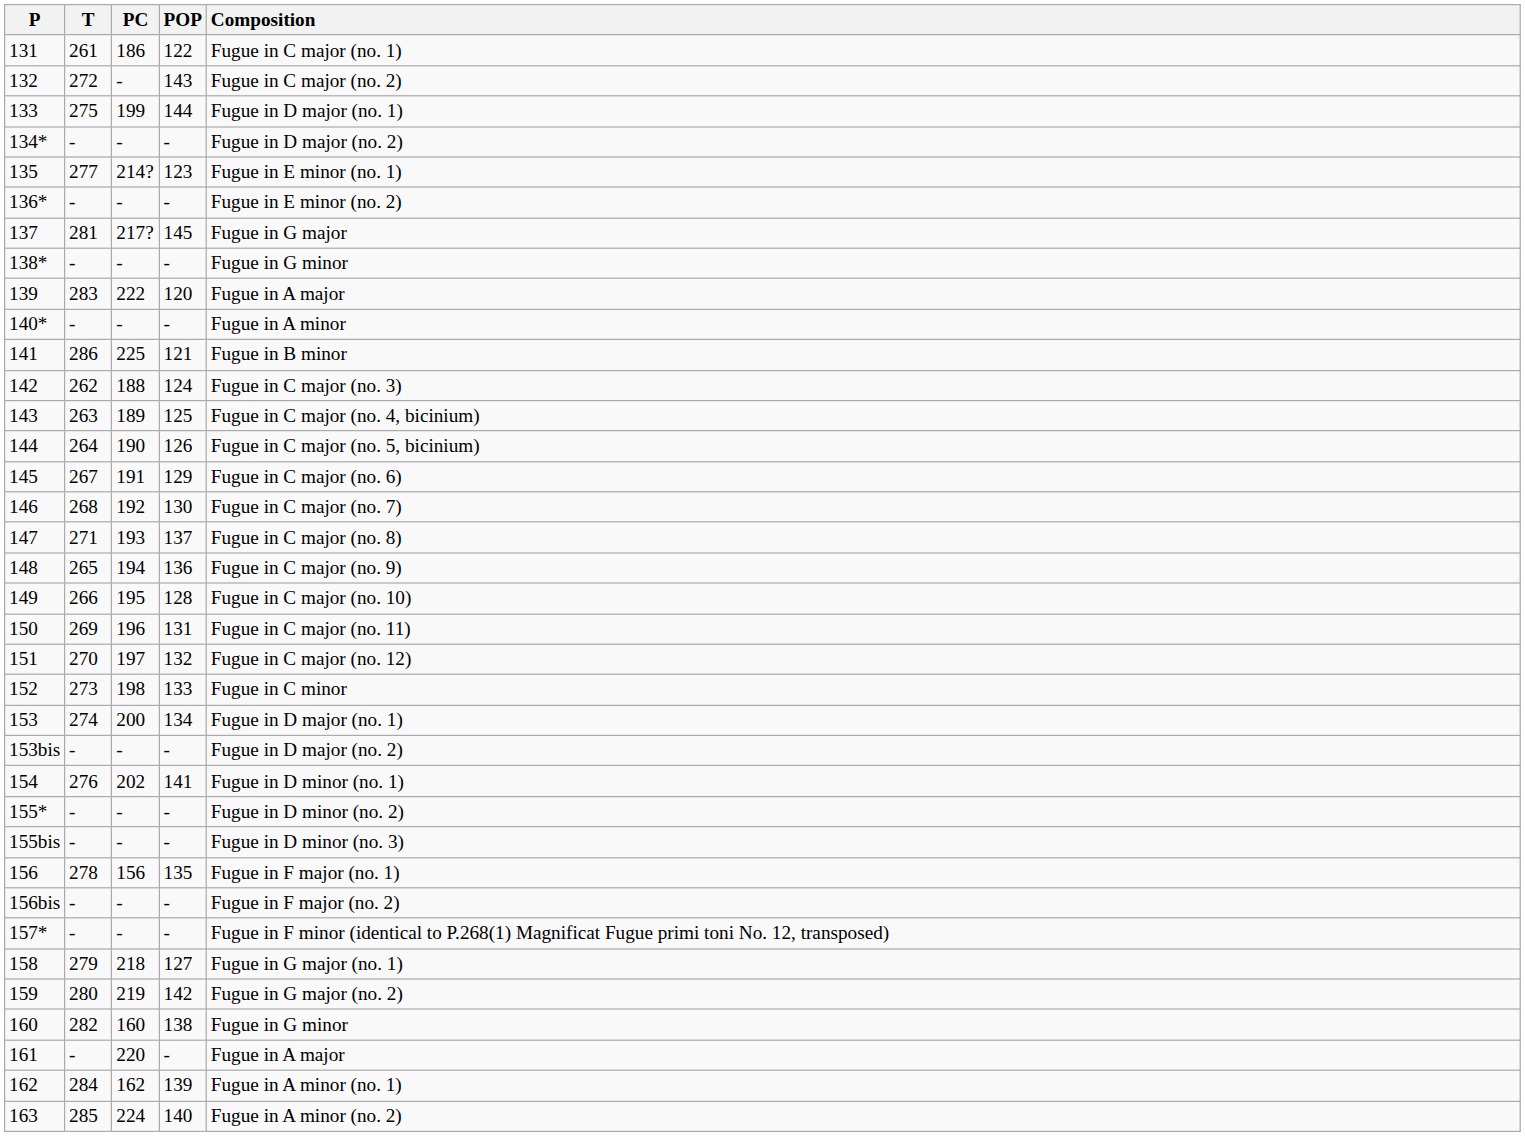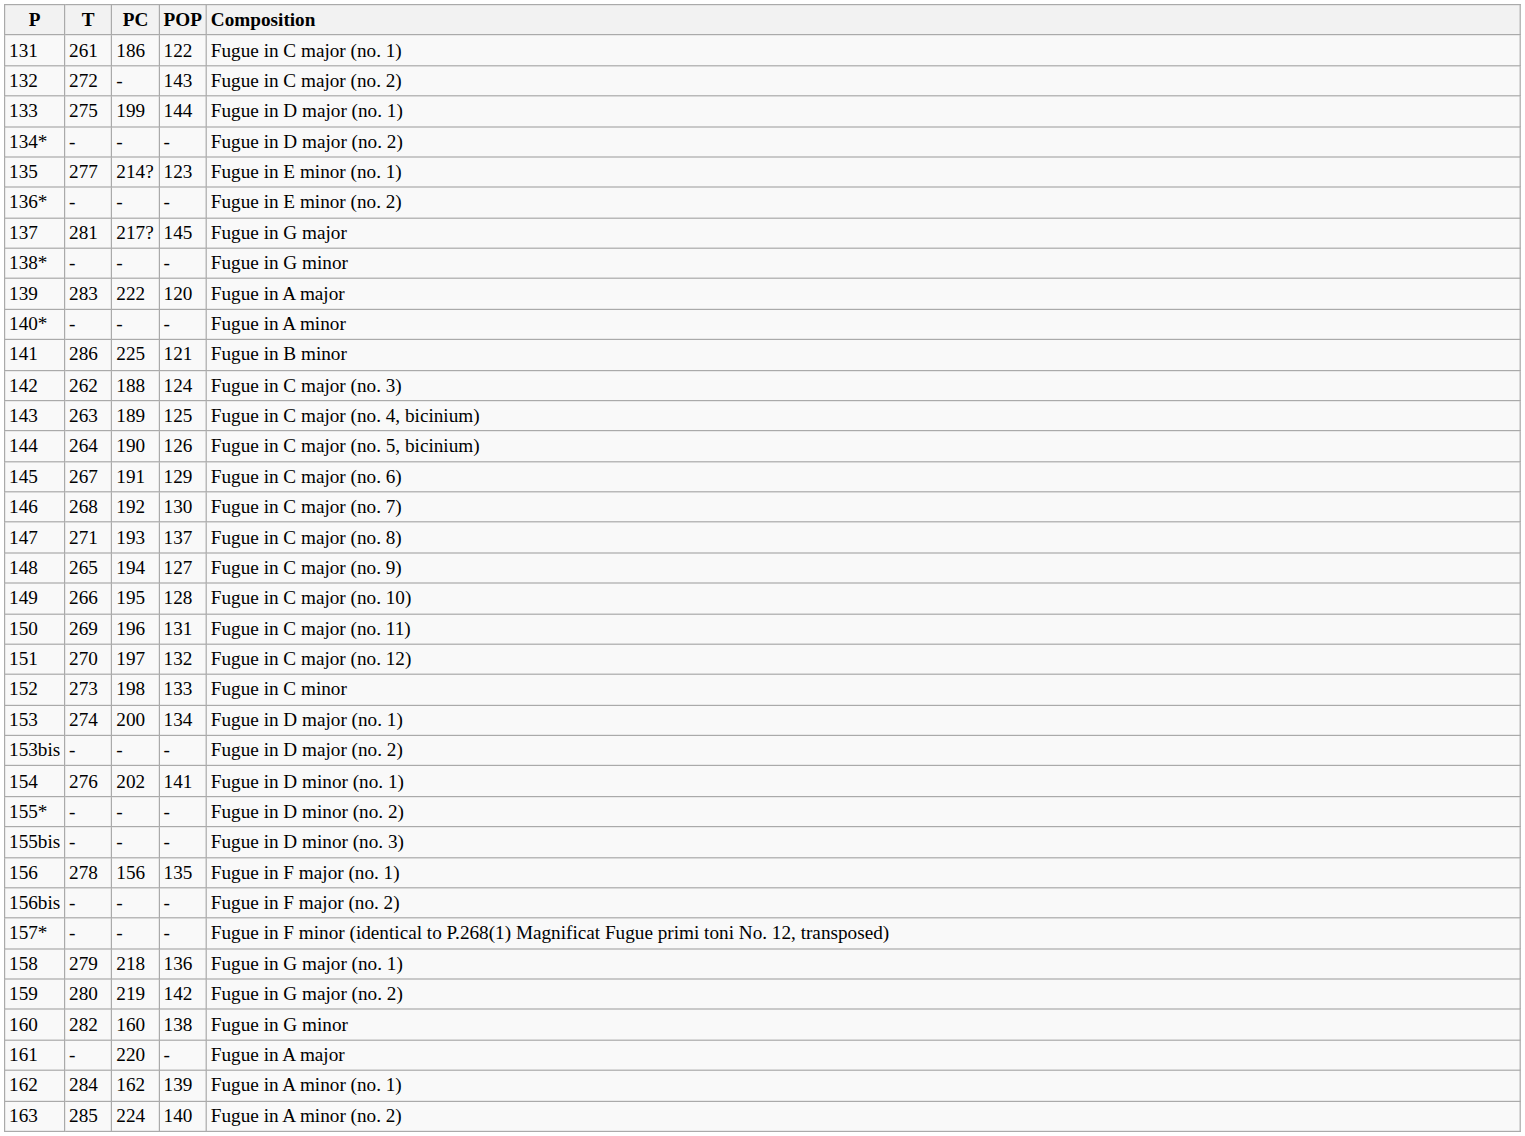(178, 567) 136 -> (178, 567) 127
(178, 963) 127 -> (178, 963) 136
